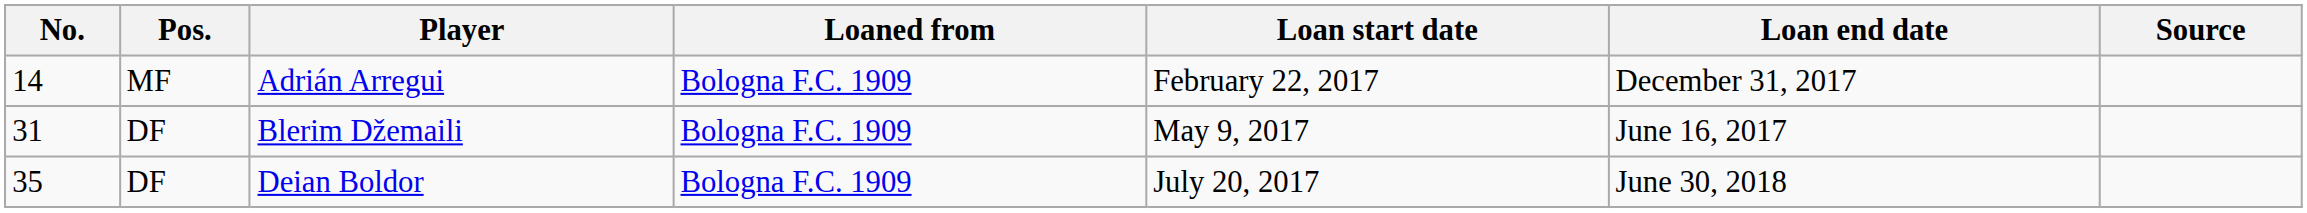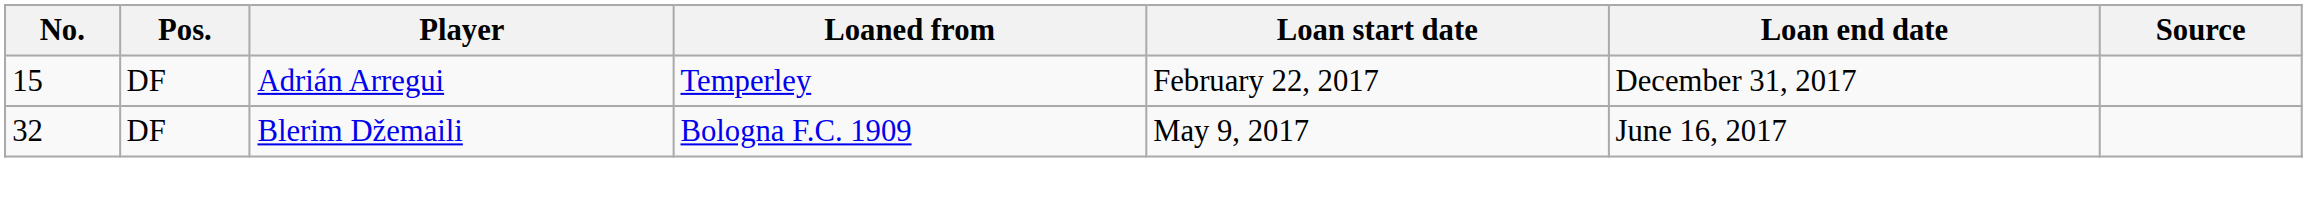(27, 80) 14 -> (27, 80) 15
(149, 80) MF -> (146, 80) DF
(796, 80) Bologna F.C. 1909 -> (746, 80) Temperley
(27, 131) 31 -> (27, 131) 32
- row: (341, 181)
